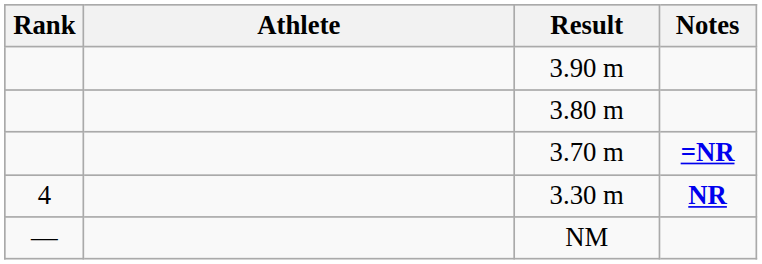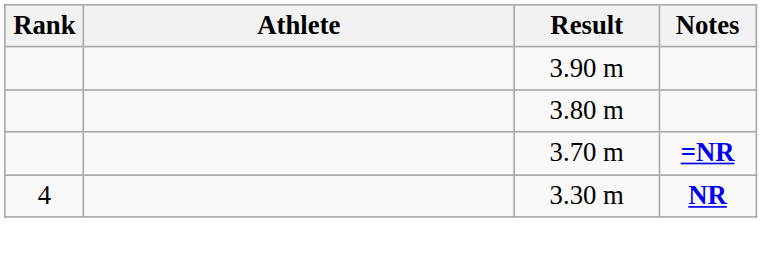- row: (587, 237)
